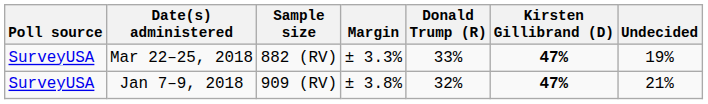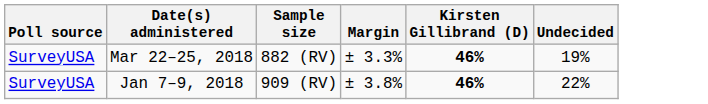- column: (448, 24)
(554, 57) 47% -> (469, 57) 46%
(554, 84) 47% -> (469, 84) 46%
(660, 84) 21% -> (575, 84) 22%
